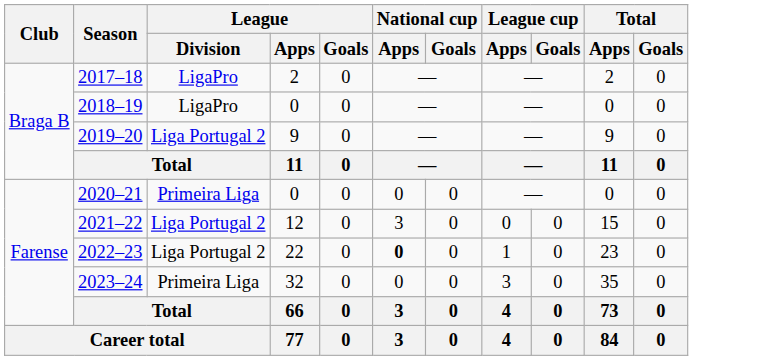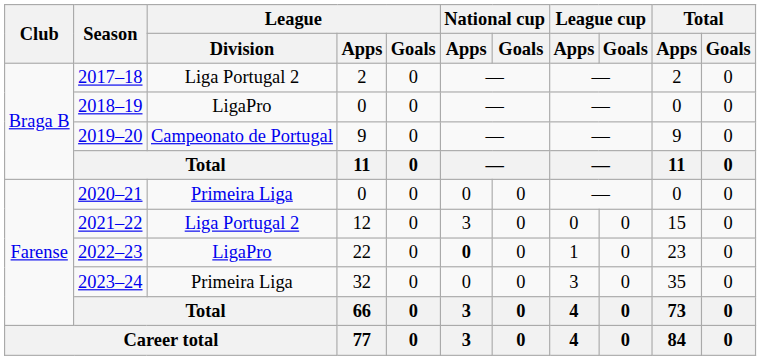(208, 77) LigaPro -> (242, 77) Liga Portugal 2
(208, 135) Liga Portugal 2 -> (242, 135) Campeonato de Portugal
(208, 252) Liga Portugal 2 -> (242, 252) LigaPro
